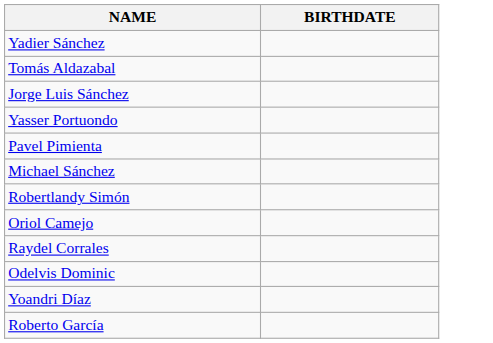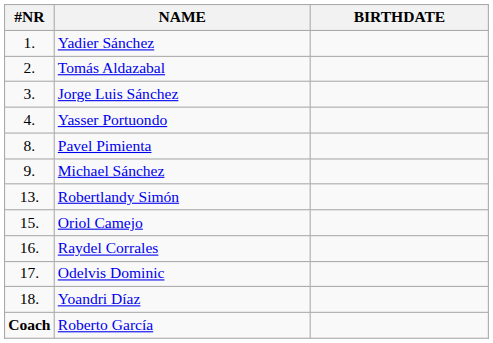+ column: (29, 17)
